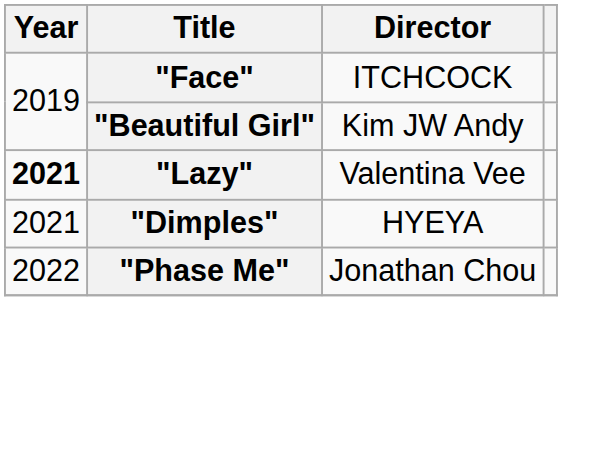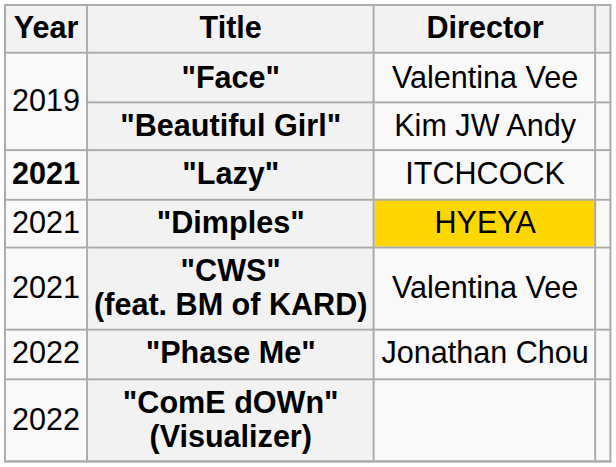(433, 77) ITCHCOCK -> (485, 77) Valentina Vee
(433, 174) Valentina Vee -> (485, 174) ITCHCOCK
(433, 222) no background -> (485, 222) gold background
+ row: (231, 288)
+ row: (231, 419)
